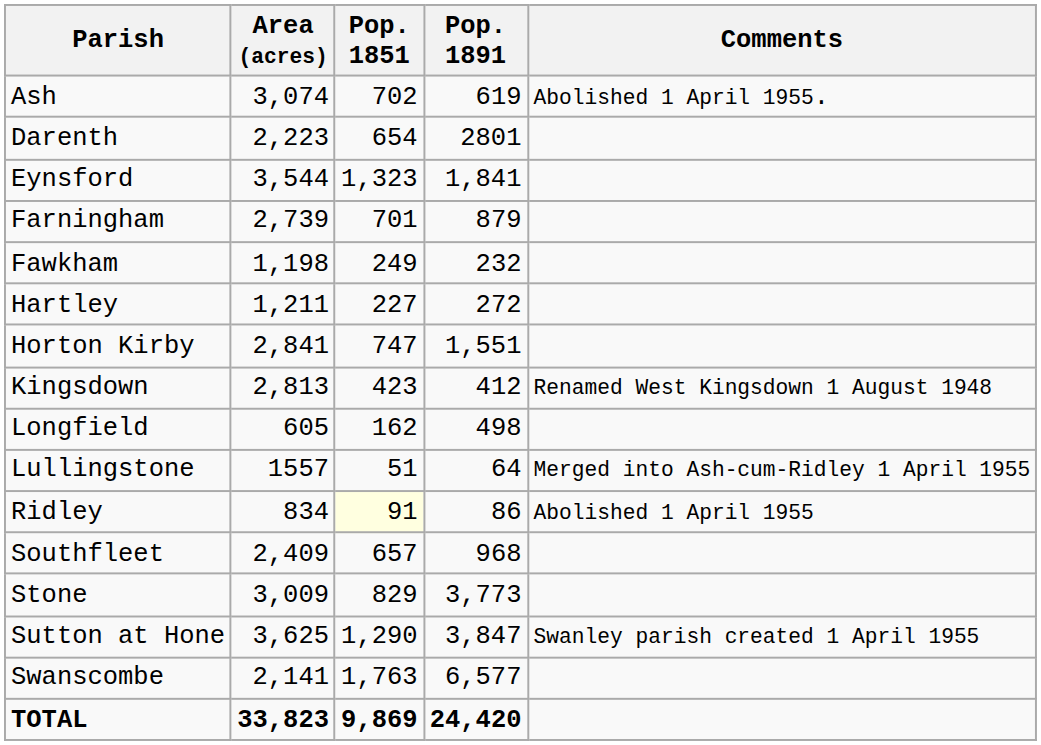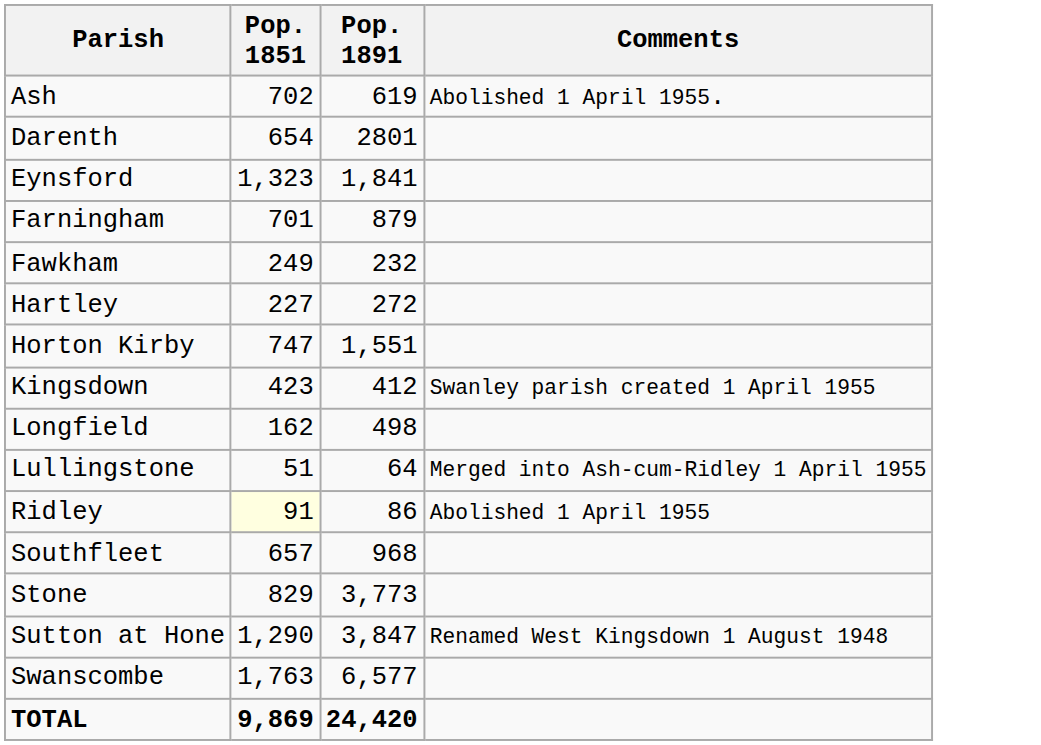- column: (283, 39)
(763, 388) Renamed West Kingsdown 1 August 1948 -> (653, 388) Swanley parish created 1 April 1955
(756, 638) Swanley parish created 1 April 1955 -> (659, 638) Renamed West Kingsdown 1 August 1948
